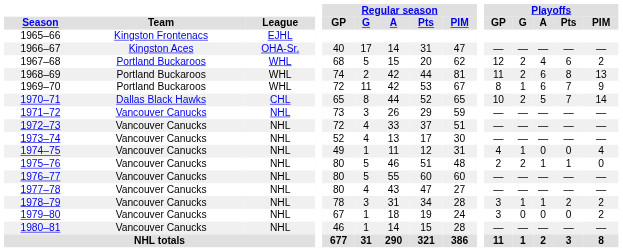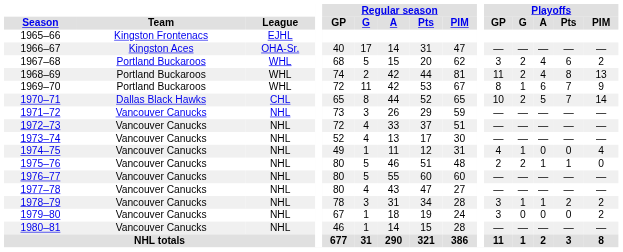(498, 61) 12 -> (498, 61) 3
(543, 74) 6 -> (543, 74) 4
